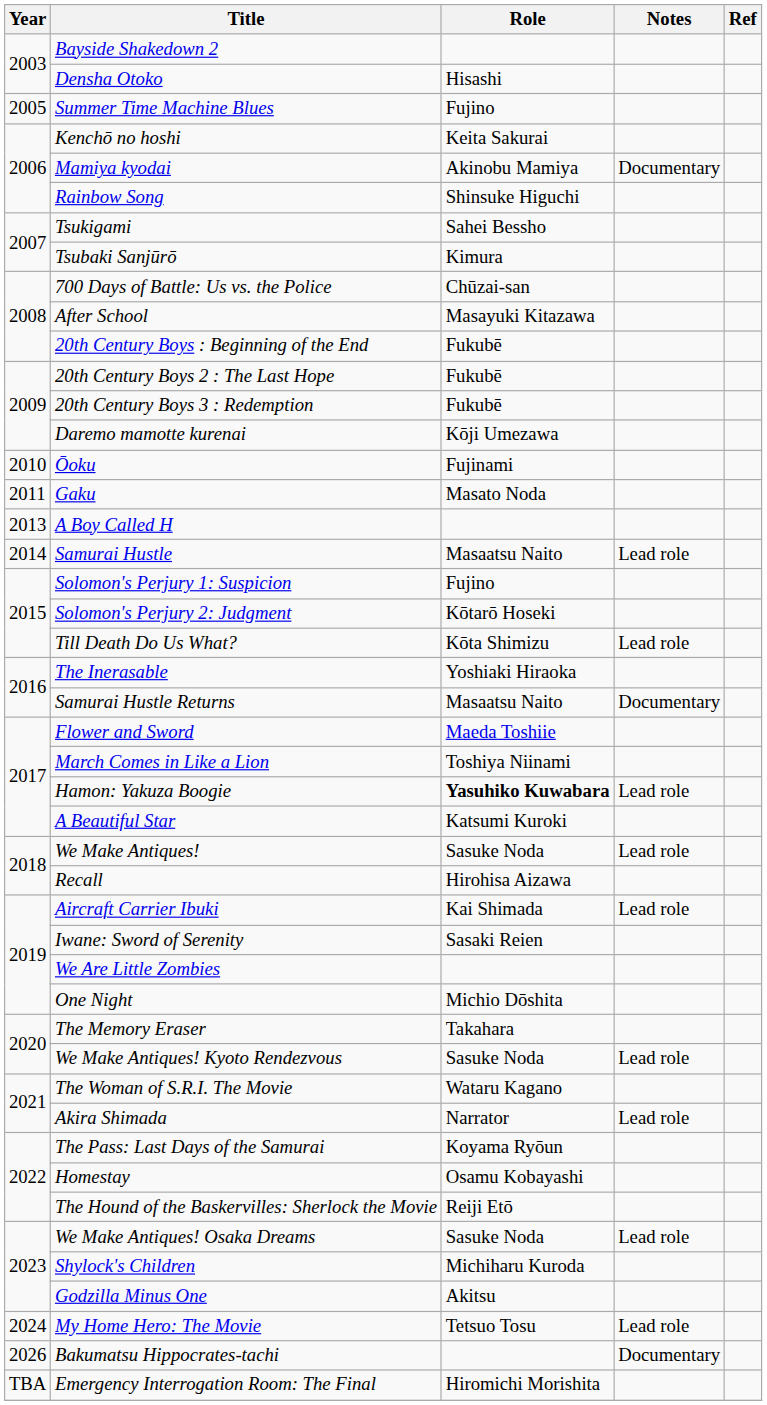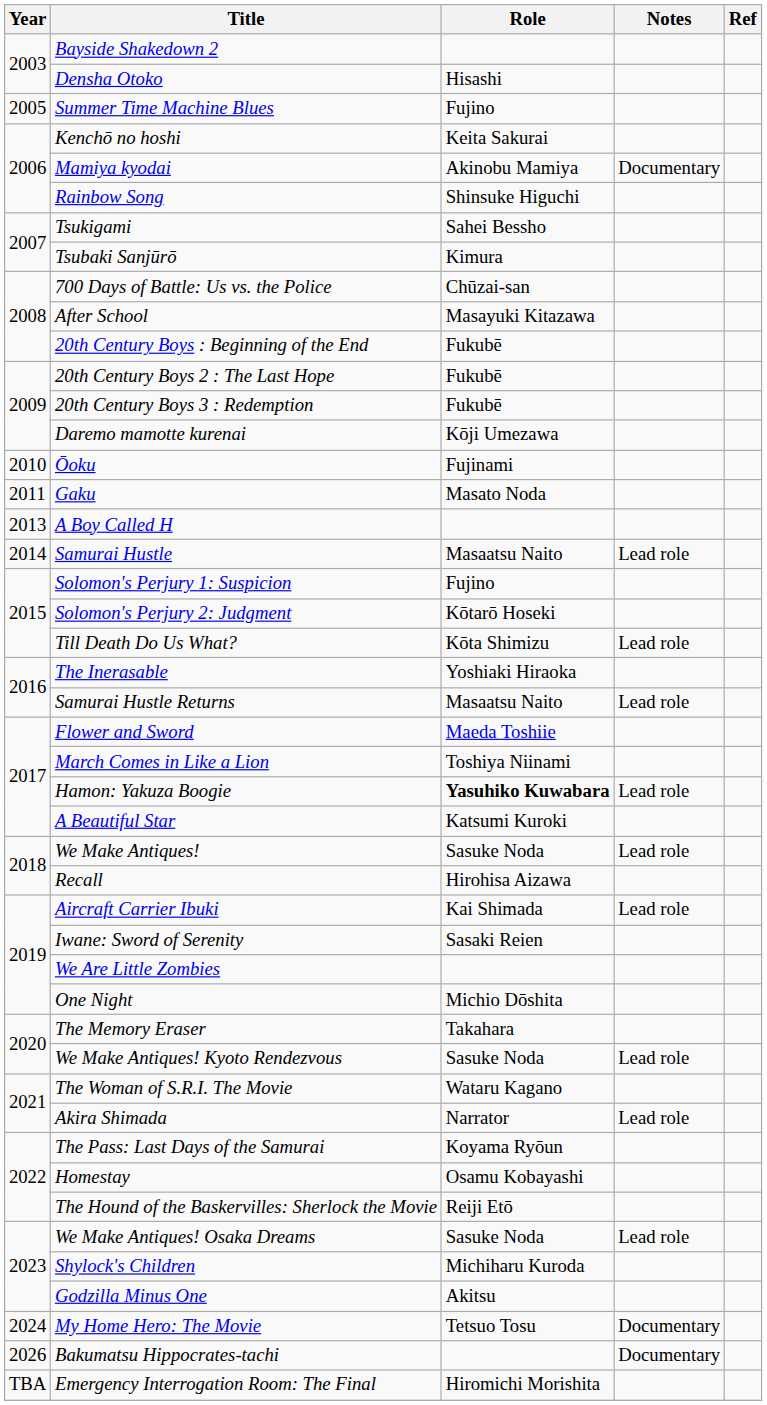(669, 702) Documentary -> (654, 702) Lead role
(654, 1325) Lead role -> (669, 1325) Documentary
